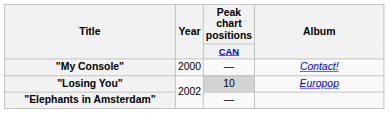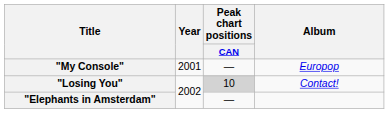(189, 67) 2000 -> (189, 67) 2001
(319, 67) Contact! -> (319, 67) Europop
(319, 83) Europop -> (319, 83) Contact!
